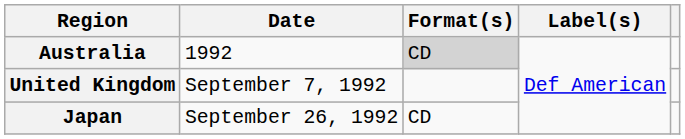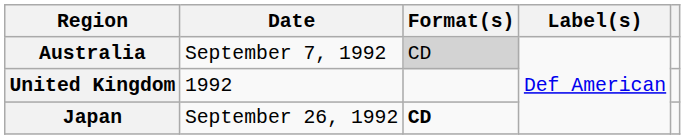(209, 53) 1992 -> (286, 53) September 7, 1992
(286, 85) September 7, 1992 -> (209, 85) 1992
(420, 117) normal -> (420, 117) bold
